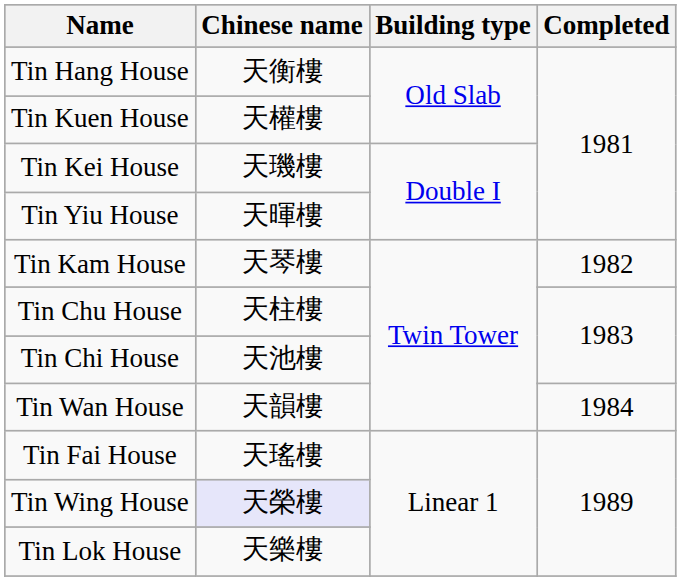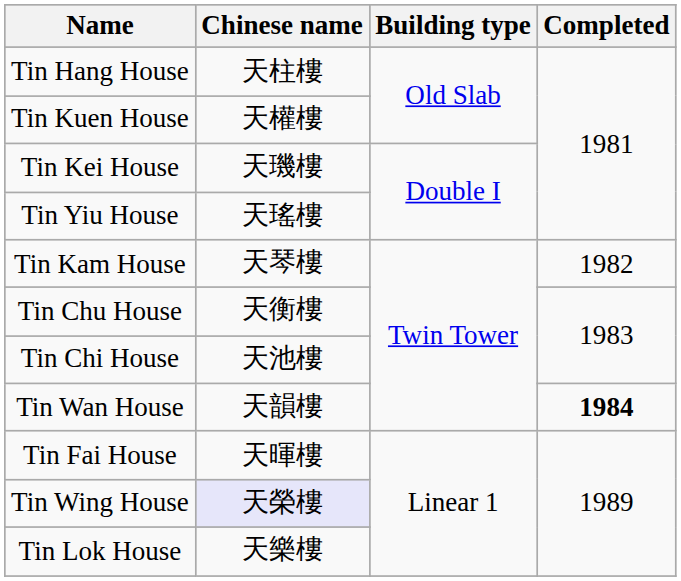(282, 70) 天衡樓 -> (282, 70) 天柱樓
(282, 214) 天暉樓 -> (282, 214) 天瑤樓
(282, 310) 天柱樓 -> (282, 310) 天衡樓
(606, 407) normal -> (606, 407) bold
(282, 454) 天瑤樓 -> (282, 454) 天暉樓
